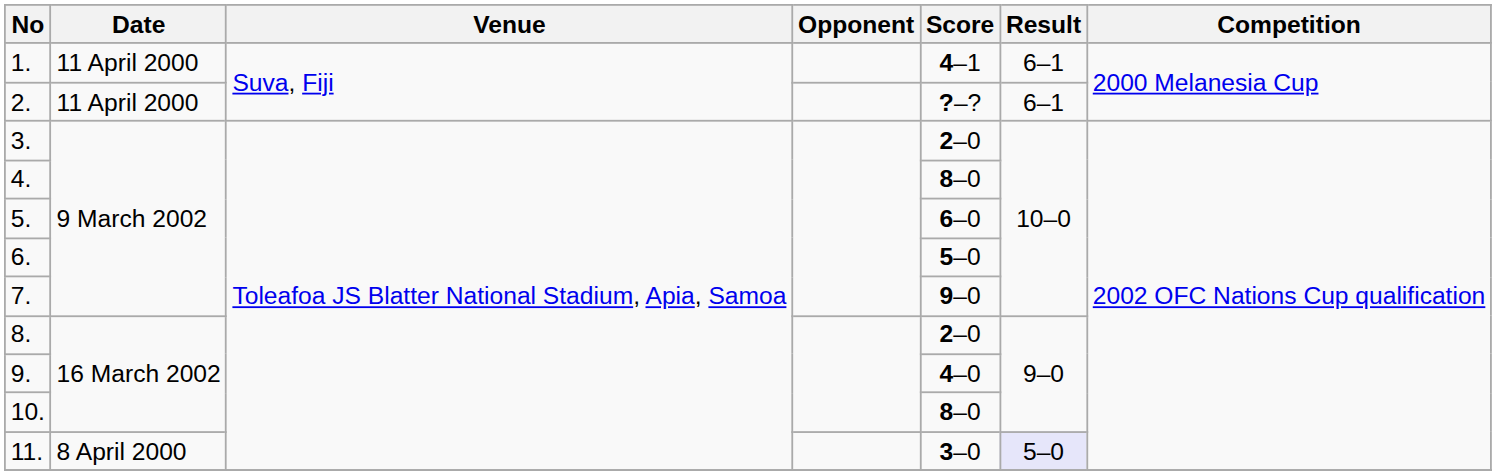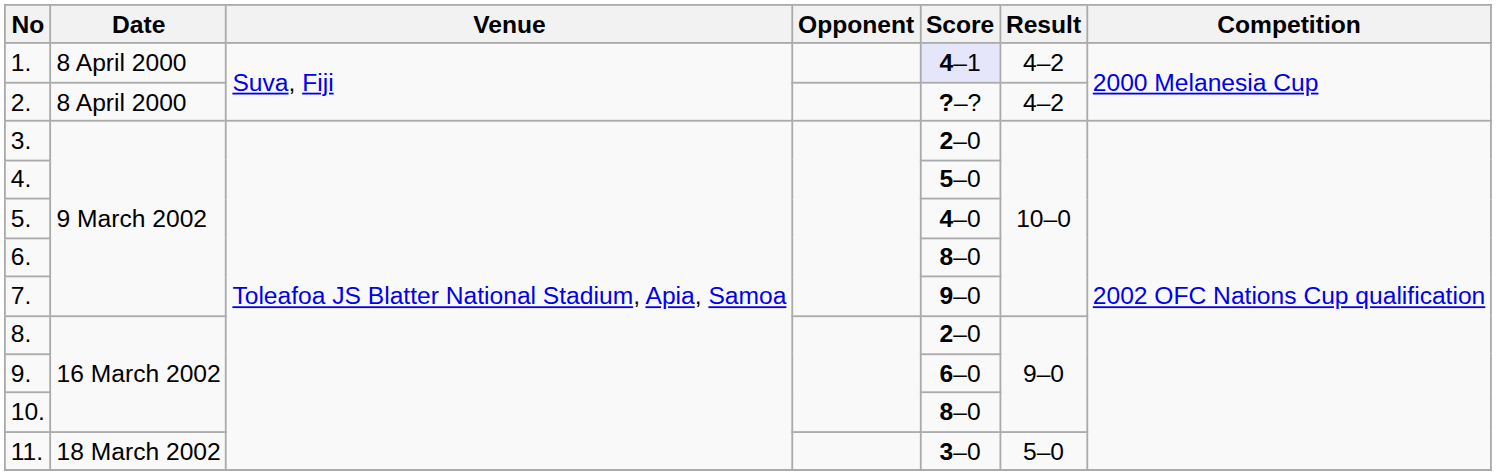(128, 63) 11 April 2000 -> (122, 63) 8 April 2000
(960, 63) no background -> (960, 63) lavender background
(1044, 63) 6–1 -> (1044, 63) 4–2
(128, 102) 11 April 2000 -> (122, 102) 8 April 2000
(1044, 102) 6–1 -> (1044, 102) 4–2
(960, 179) 8–0 -> (960, 179) 5–0
(960, 218) 6–0 -> (960, 218) 4–0
(960, 257) 5–0 -> (960, 257) 8–0
(960, 373) 4–0 -> (960, 373) 6–0
(122, 451) 8 April 2000 -> (139, 451) 18 March 2002
(1044, 451) lavender background -> (1044, 451) no background
